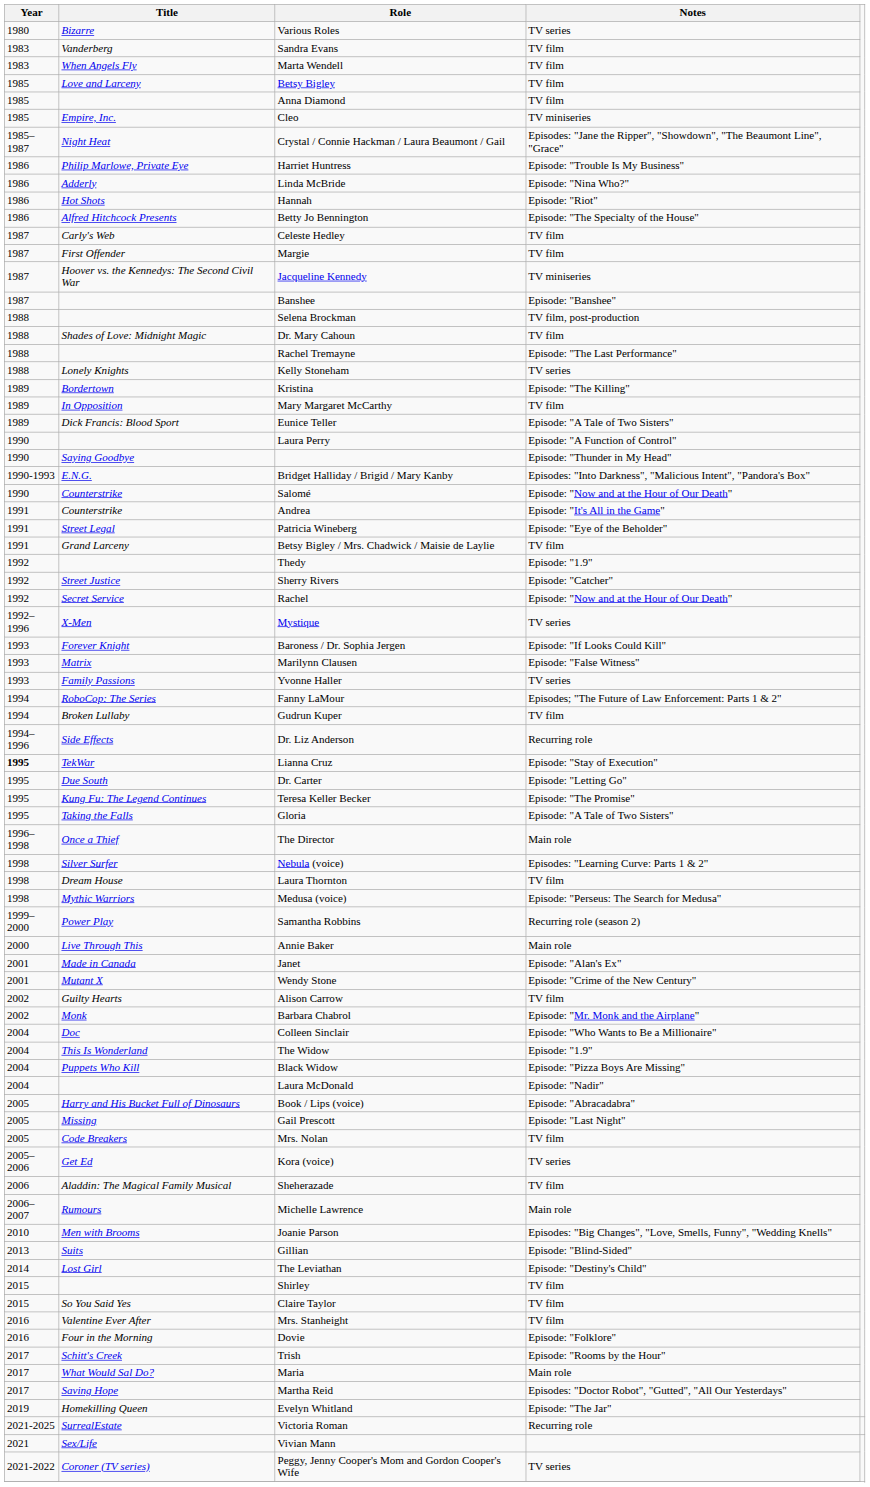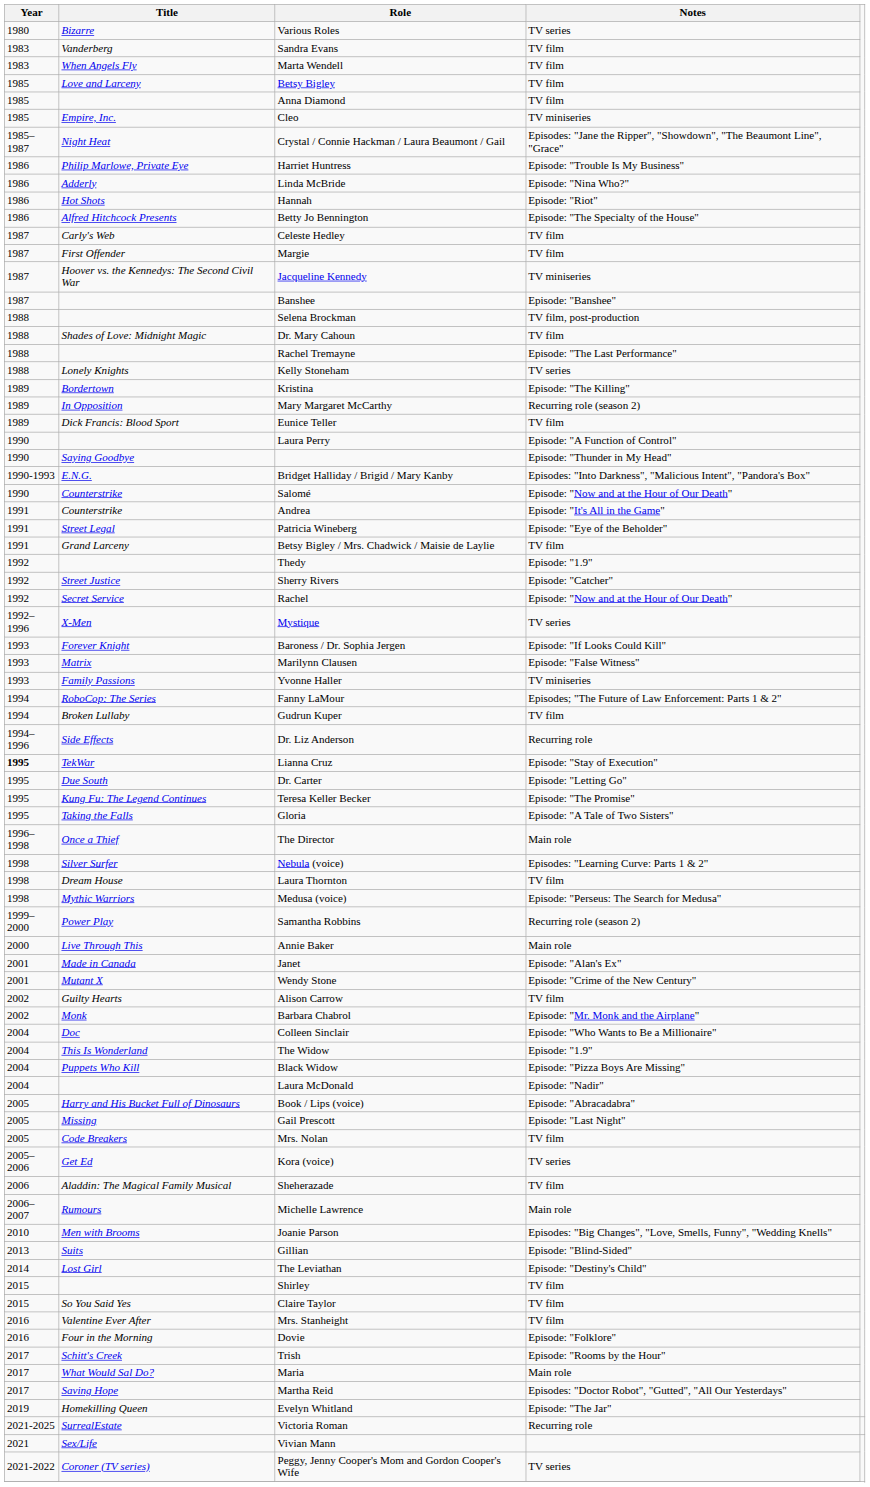(546, 405) TV film -> (584, 405) Recurring role (season 2)
(601, 423) Episode: "A Tale of Two Sisters" -> (546, 423) TV film
(549, 680) TV series -> (560, 680) TV miniseries
